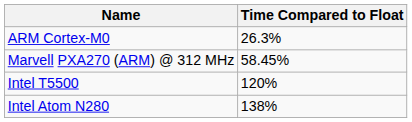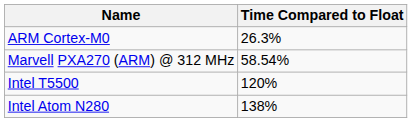(265, 60) 58.45% -> (265, 60) 58.54%
